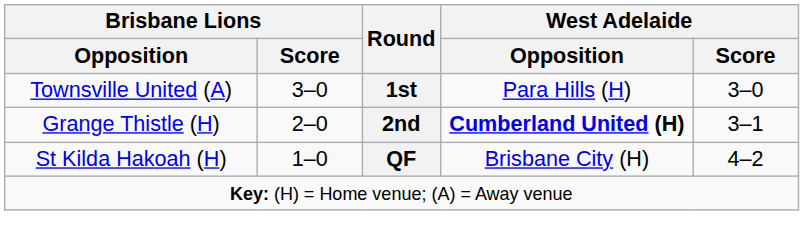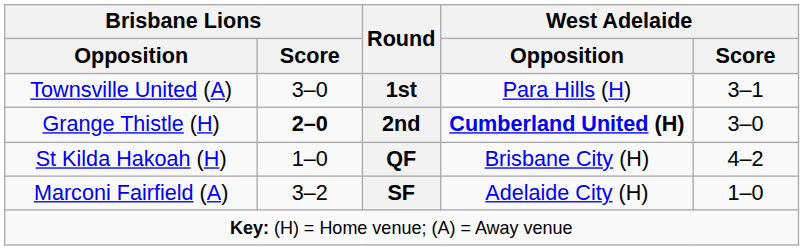(746, 90) 3–0 -> (746, 90) 3–1
(310, 124) normal -> (310, 124) bold
(746, 124) 3–1 -> (746, 124) 3–0
+ row: (131, 192)
